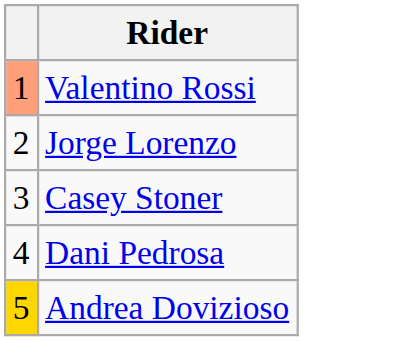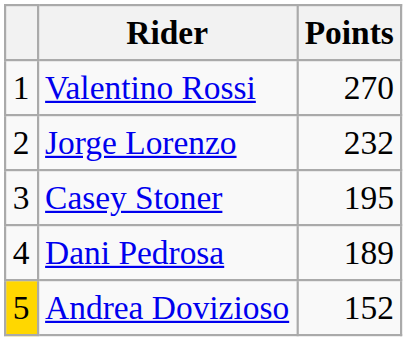+ column: (349, 32)
(21, 87) lightsalmon background -> (21, 87) no background
